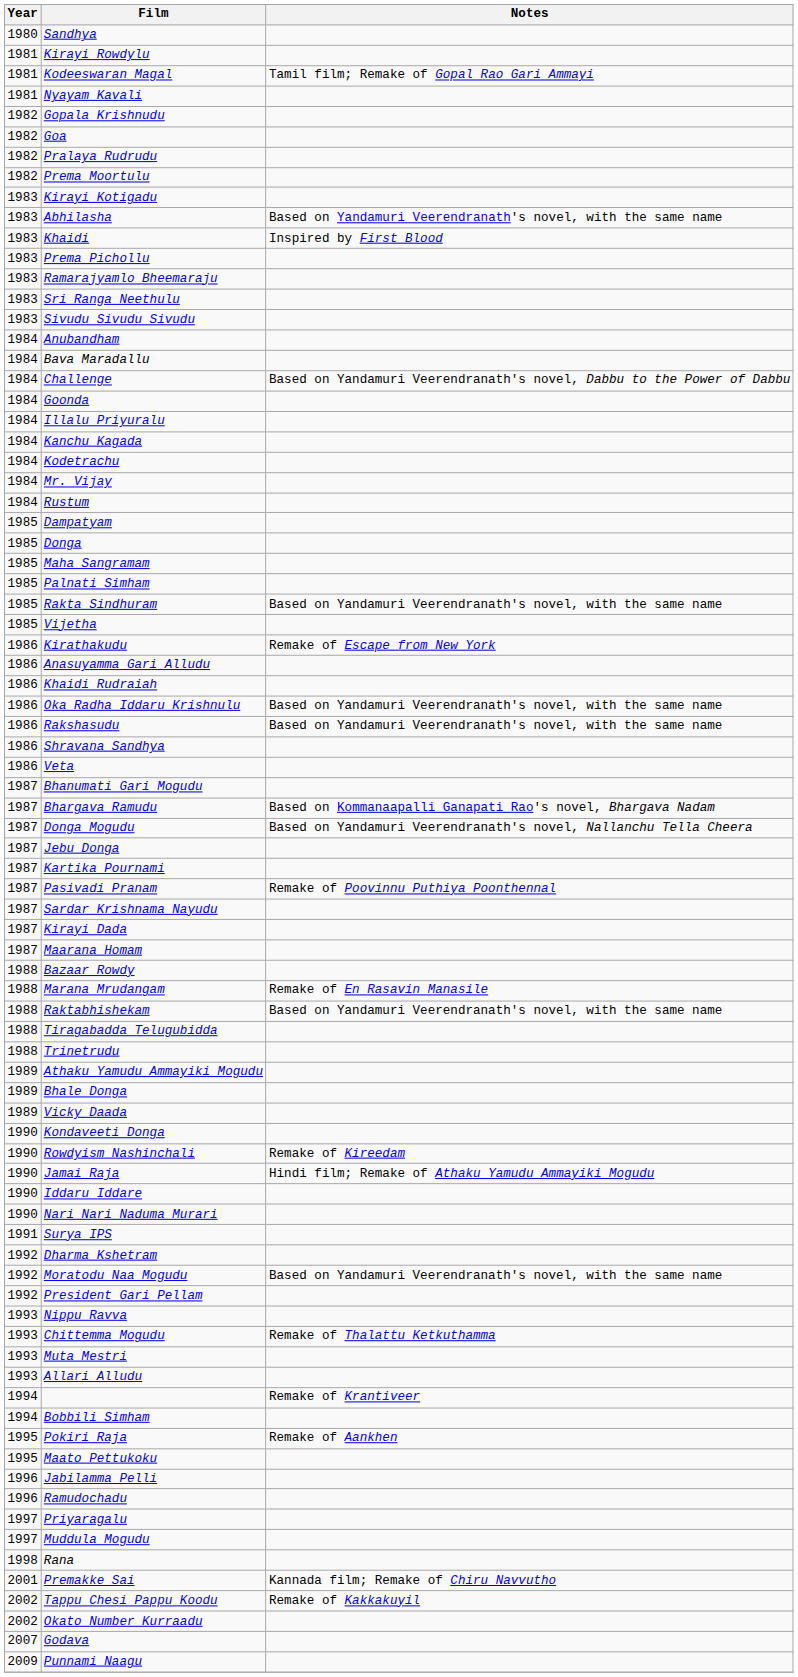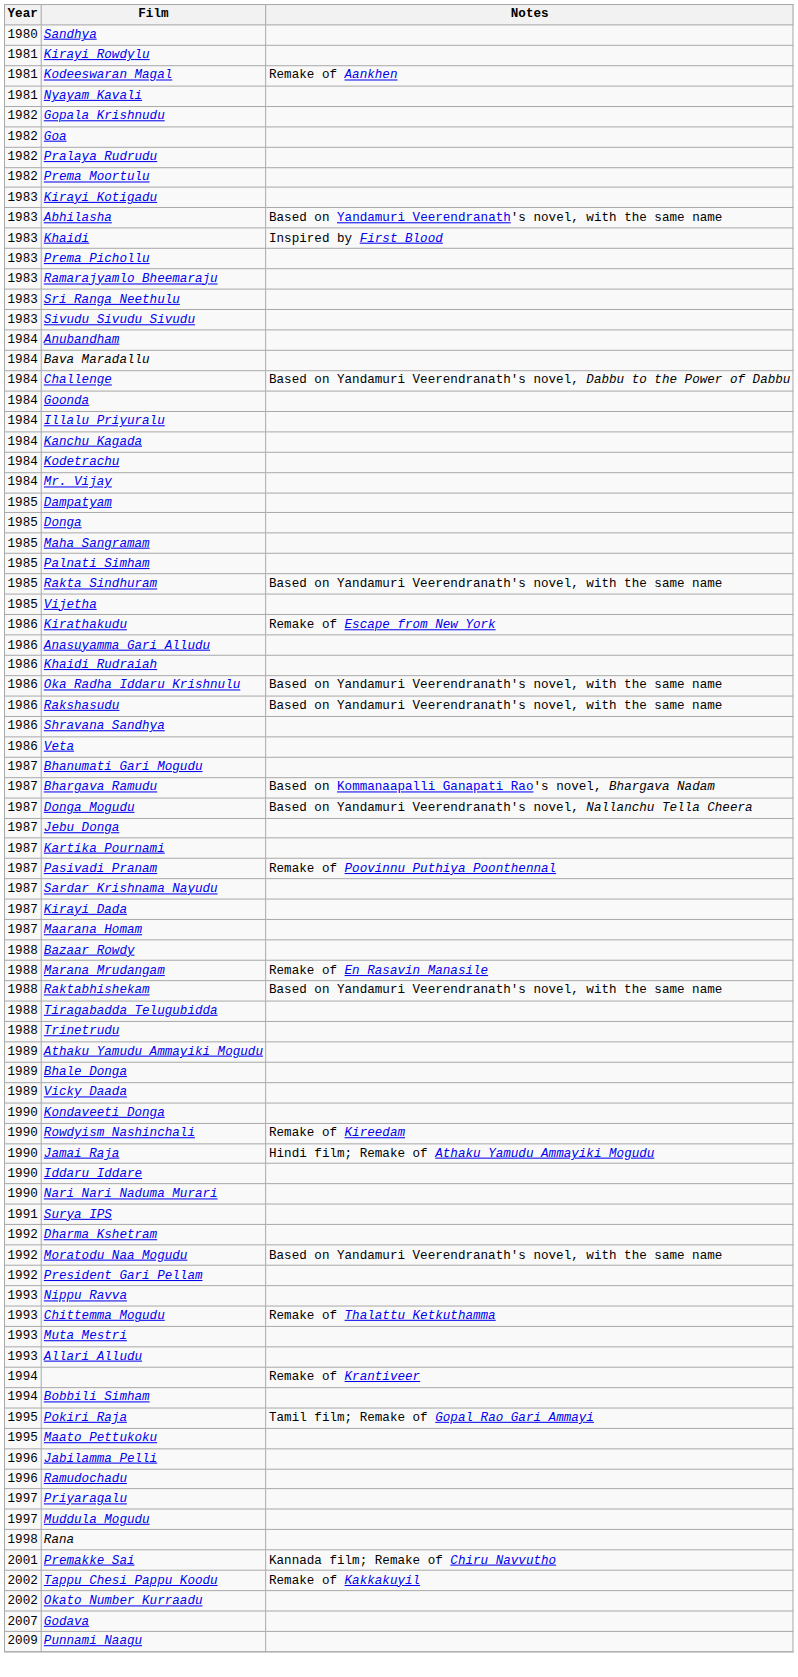(431, 76) Tamil film; Remake of Gopal Rao Gari Ammayi -> (333, 76) Remake of Aankhen
- row: (23, 503)
(333, 1439) Remake of Aankhen -> (431, 1418) Tamil film; Remake of Gopal Rao Gari Ammayi
